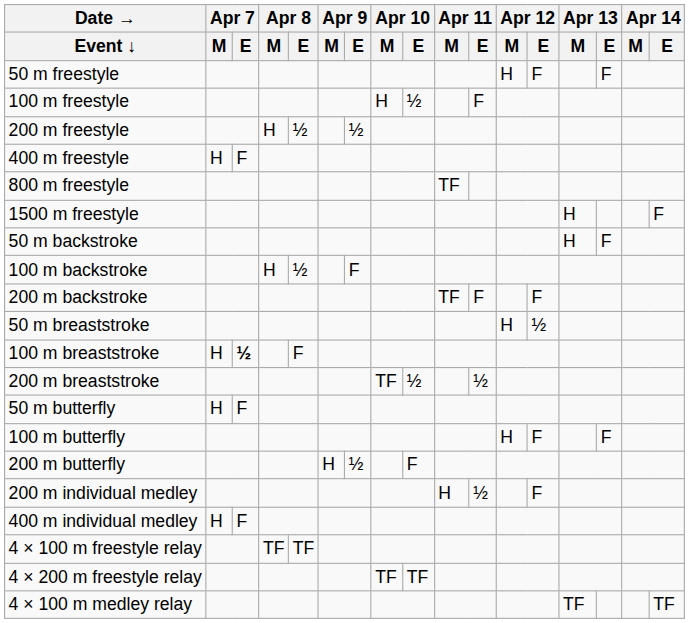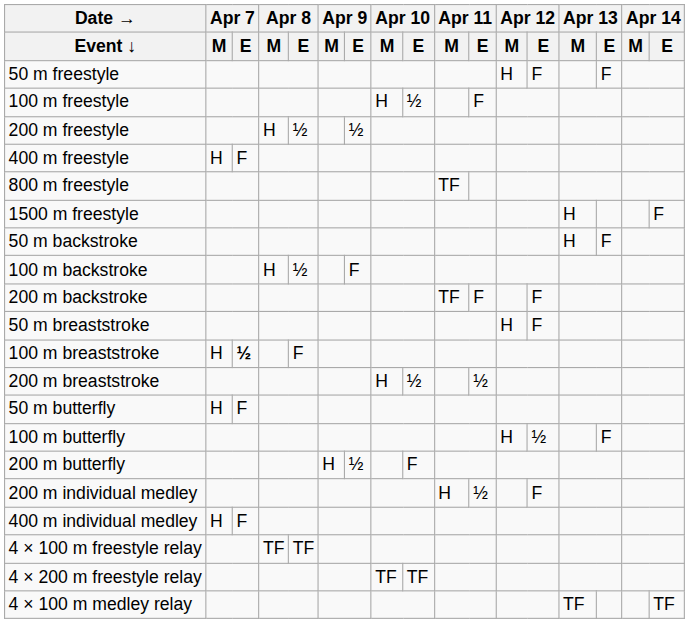(539, 325) ½ -> (537, 325) F
(386, 381) TF -> (382, 381) H
(537, 437) F -> (539, 437) ½
